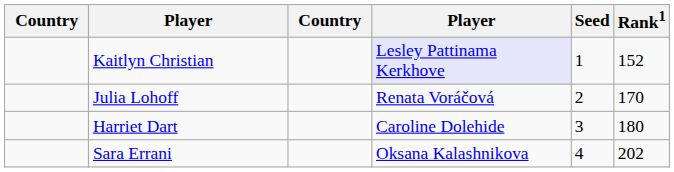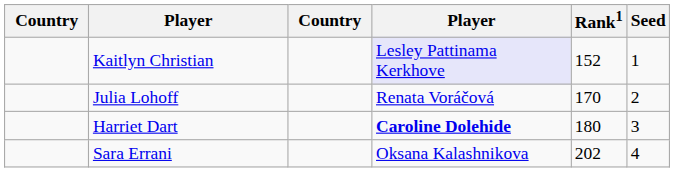columns swapped: (642, 20) <-> (592, 20)
(440, 125) normal -> (443, 125) bold
